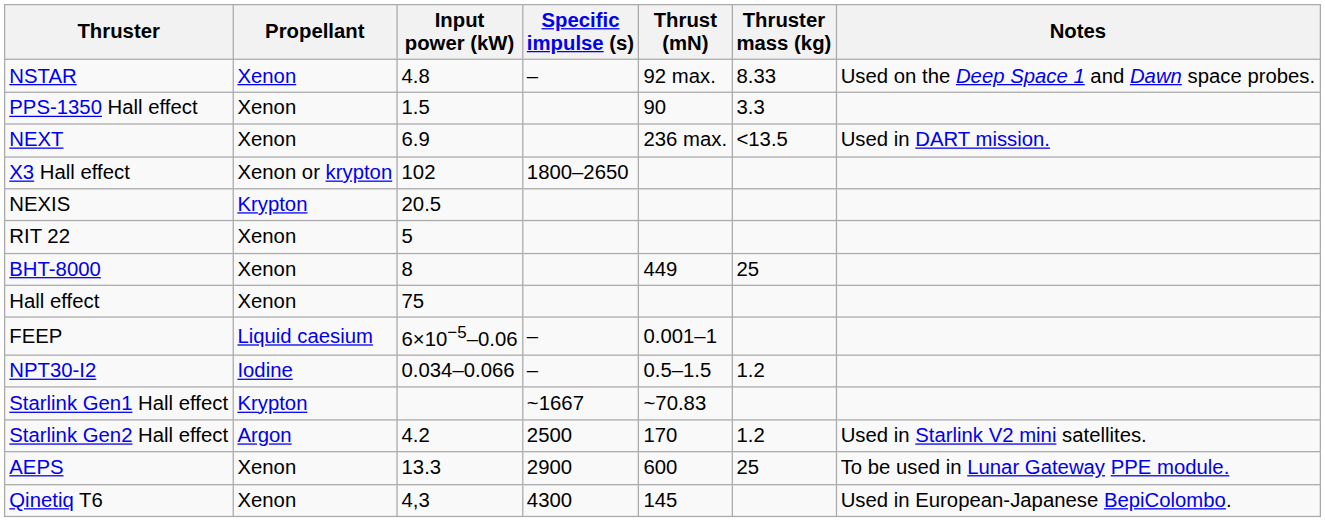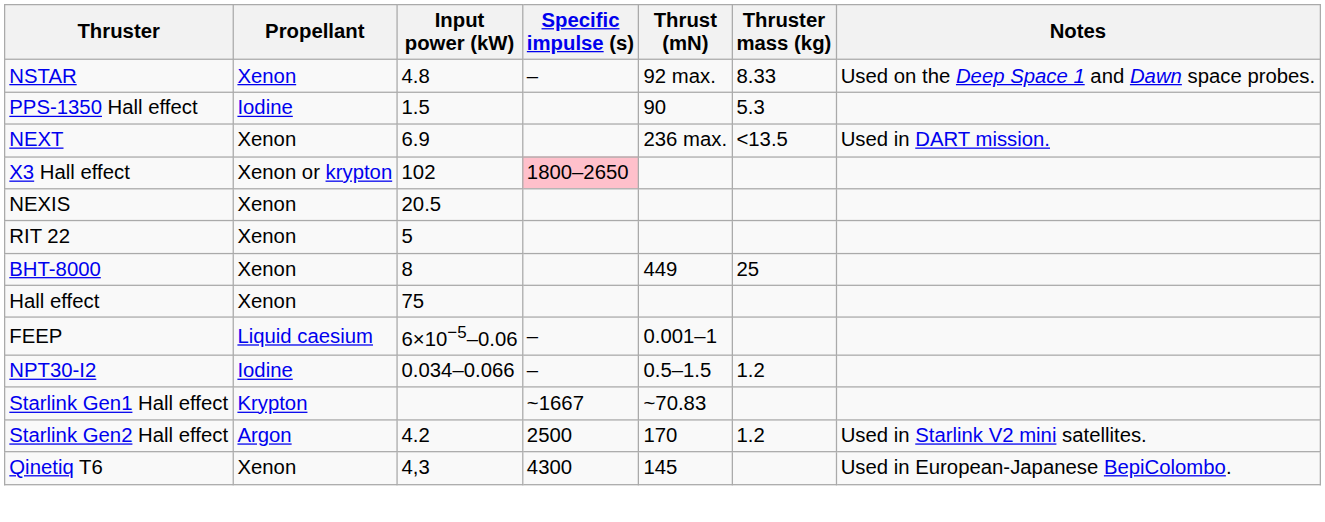(267, 107) Xenon -> (265, 107) Iodine
(751, 107) 3.3 -> (751, 107) 5.3
(578, 172) no background -> (578, 172) pink background
(272, 204) Krypton -> (267, 204) Xenon
- row: (36, 467)
